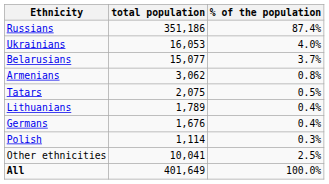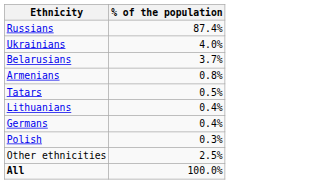- column: (158, 12)
